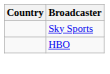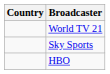+ row: (75, 28)
